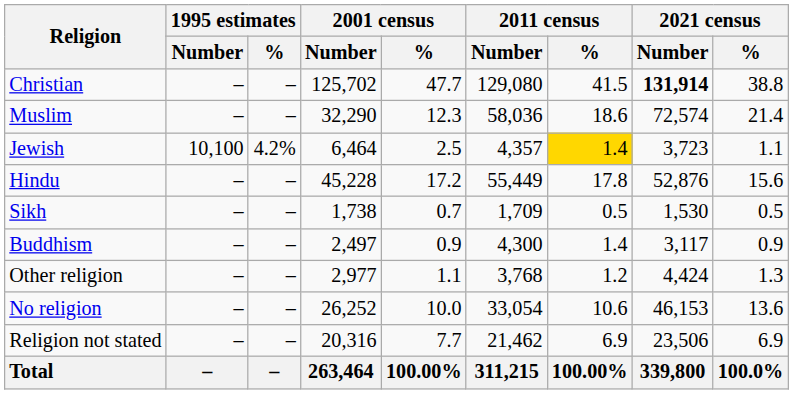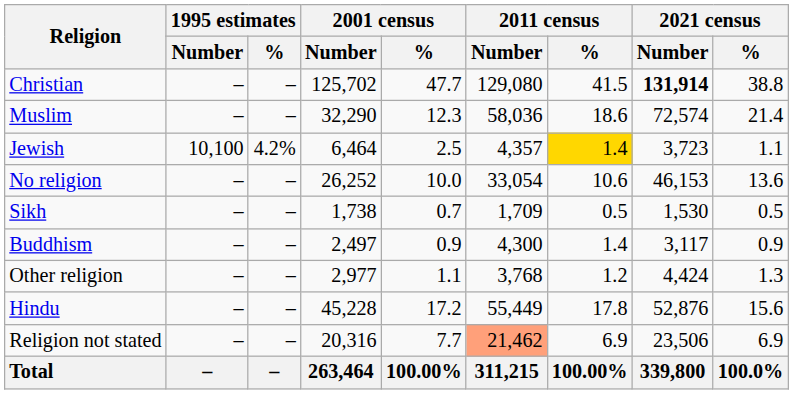rows swapped: (34, 180) <-> (55, 308)
(515, 340) no background -> (515, 340) lightsalmon background
